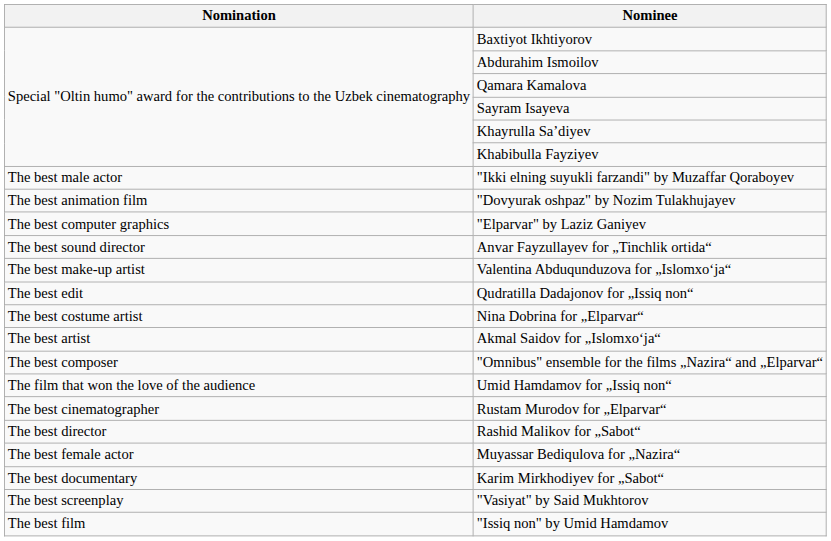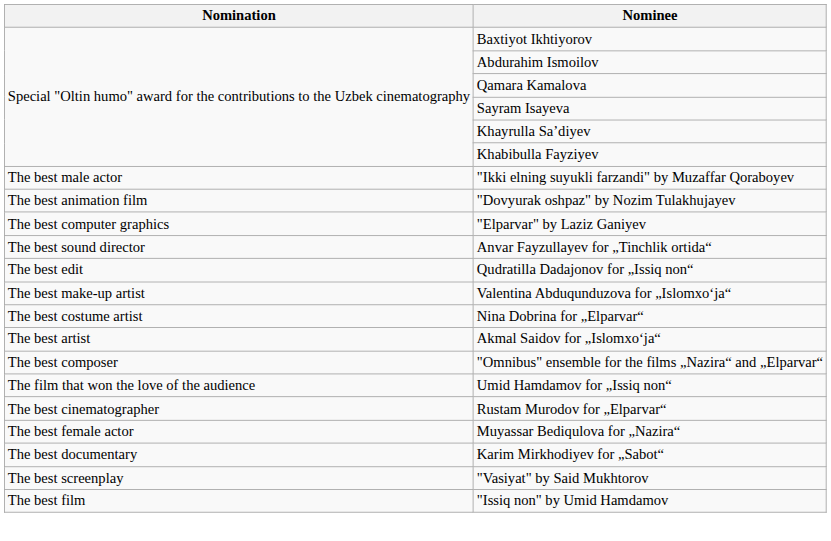rows swapped: (604, 270) <-> (585, 293)
- row: (559, 431)
